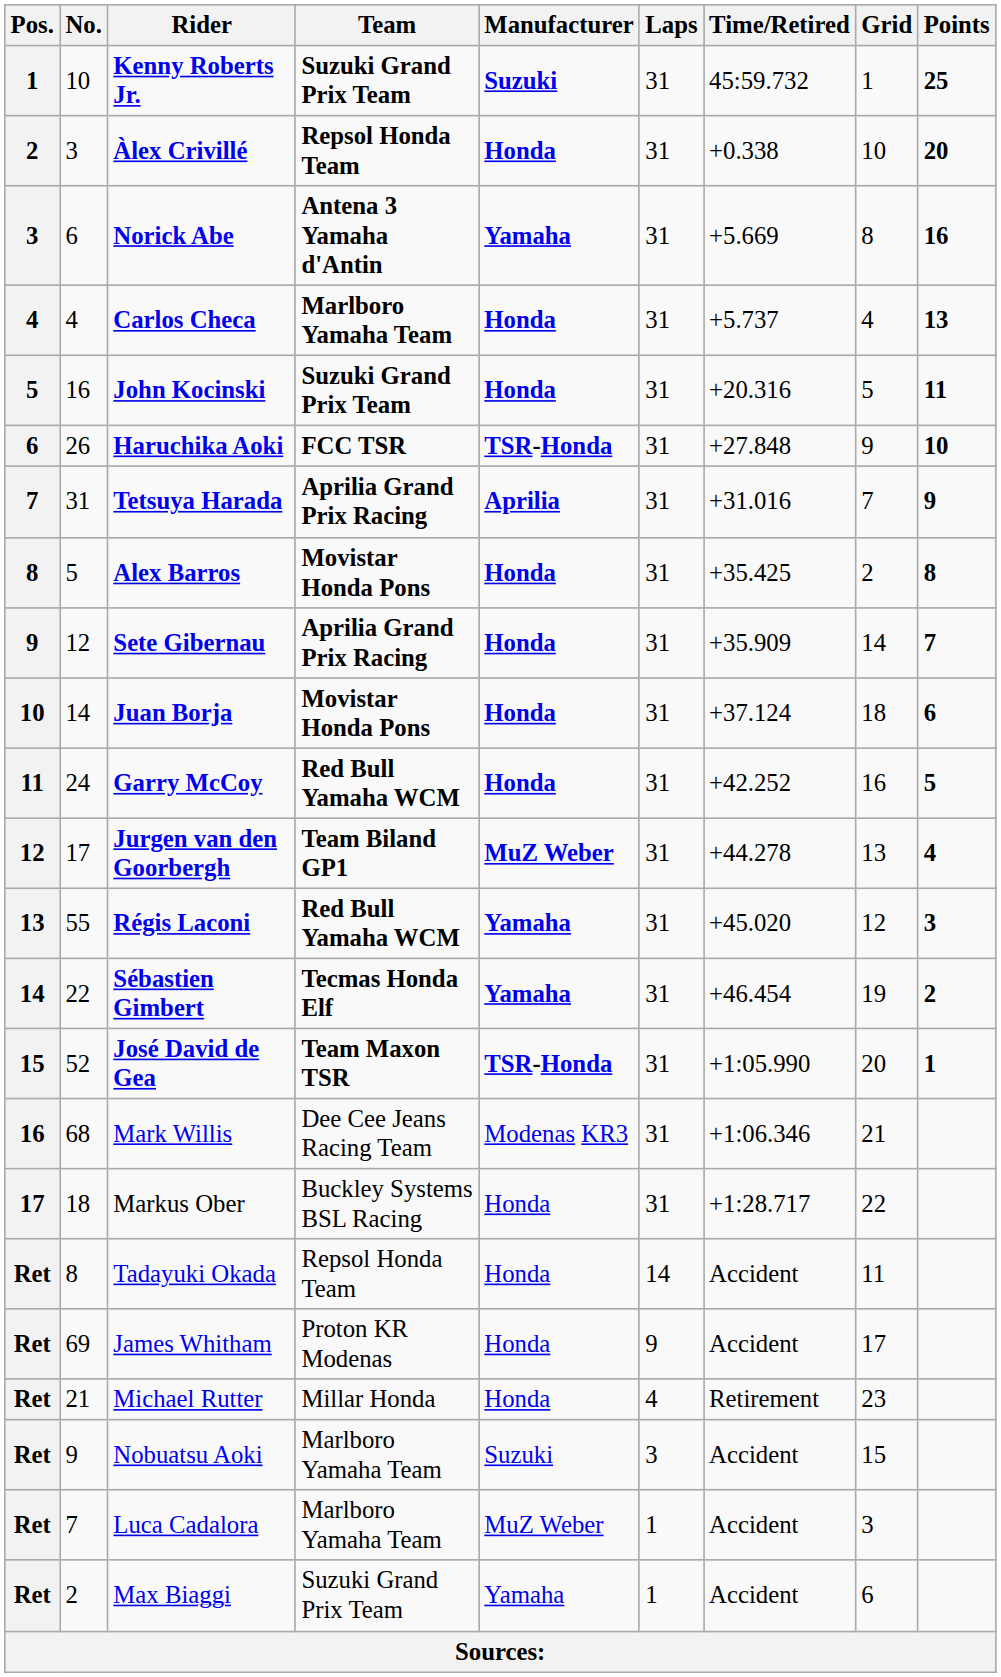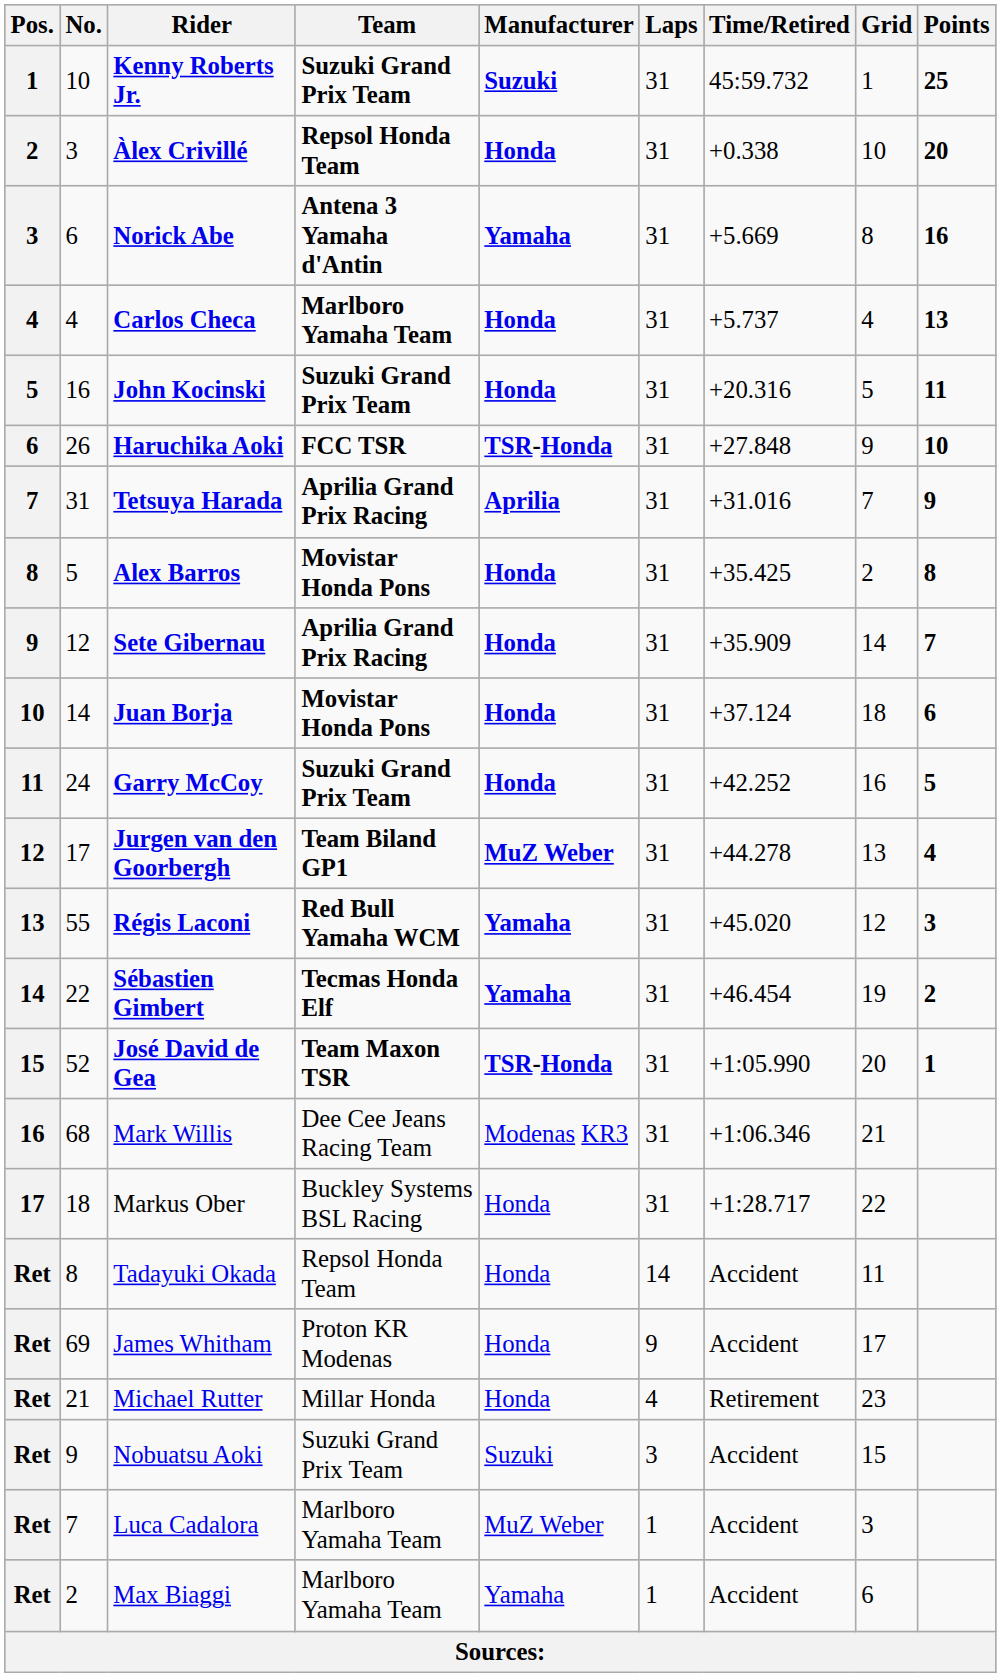(381, 782) Red Bull Yamaha WCM -> (376, 782) Suzuki Grand Prix Team
(372, 1455) Marlboro Yamaha Team -> (370, 1455) Suzuki Grand Prix Team
(370, 1595) Suzuki Grand Prix Team -> (372, 1595) Marlboro Yamaha Team
